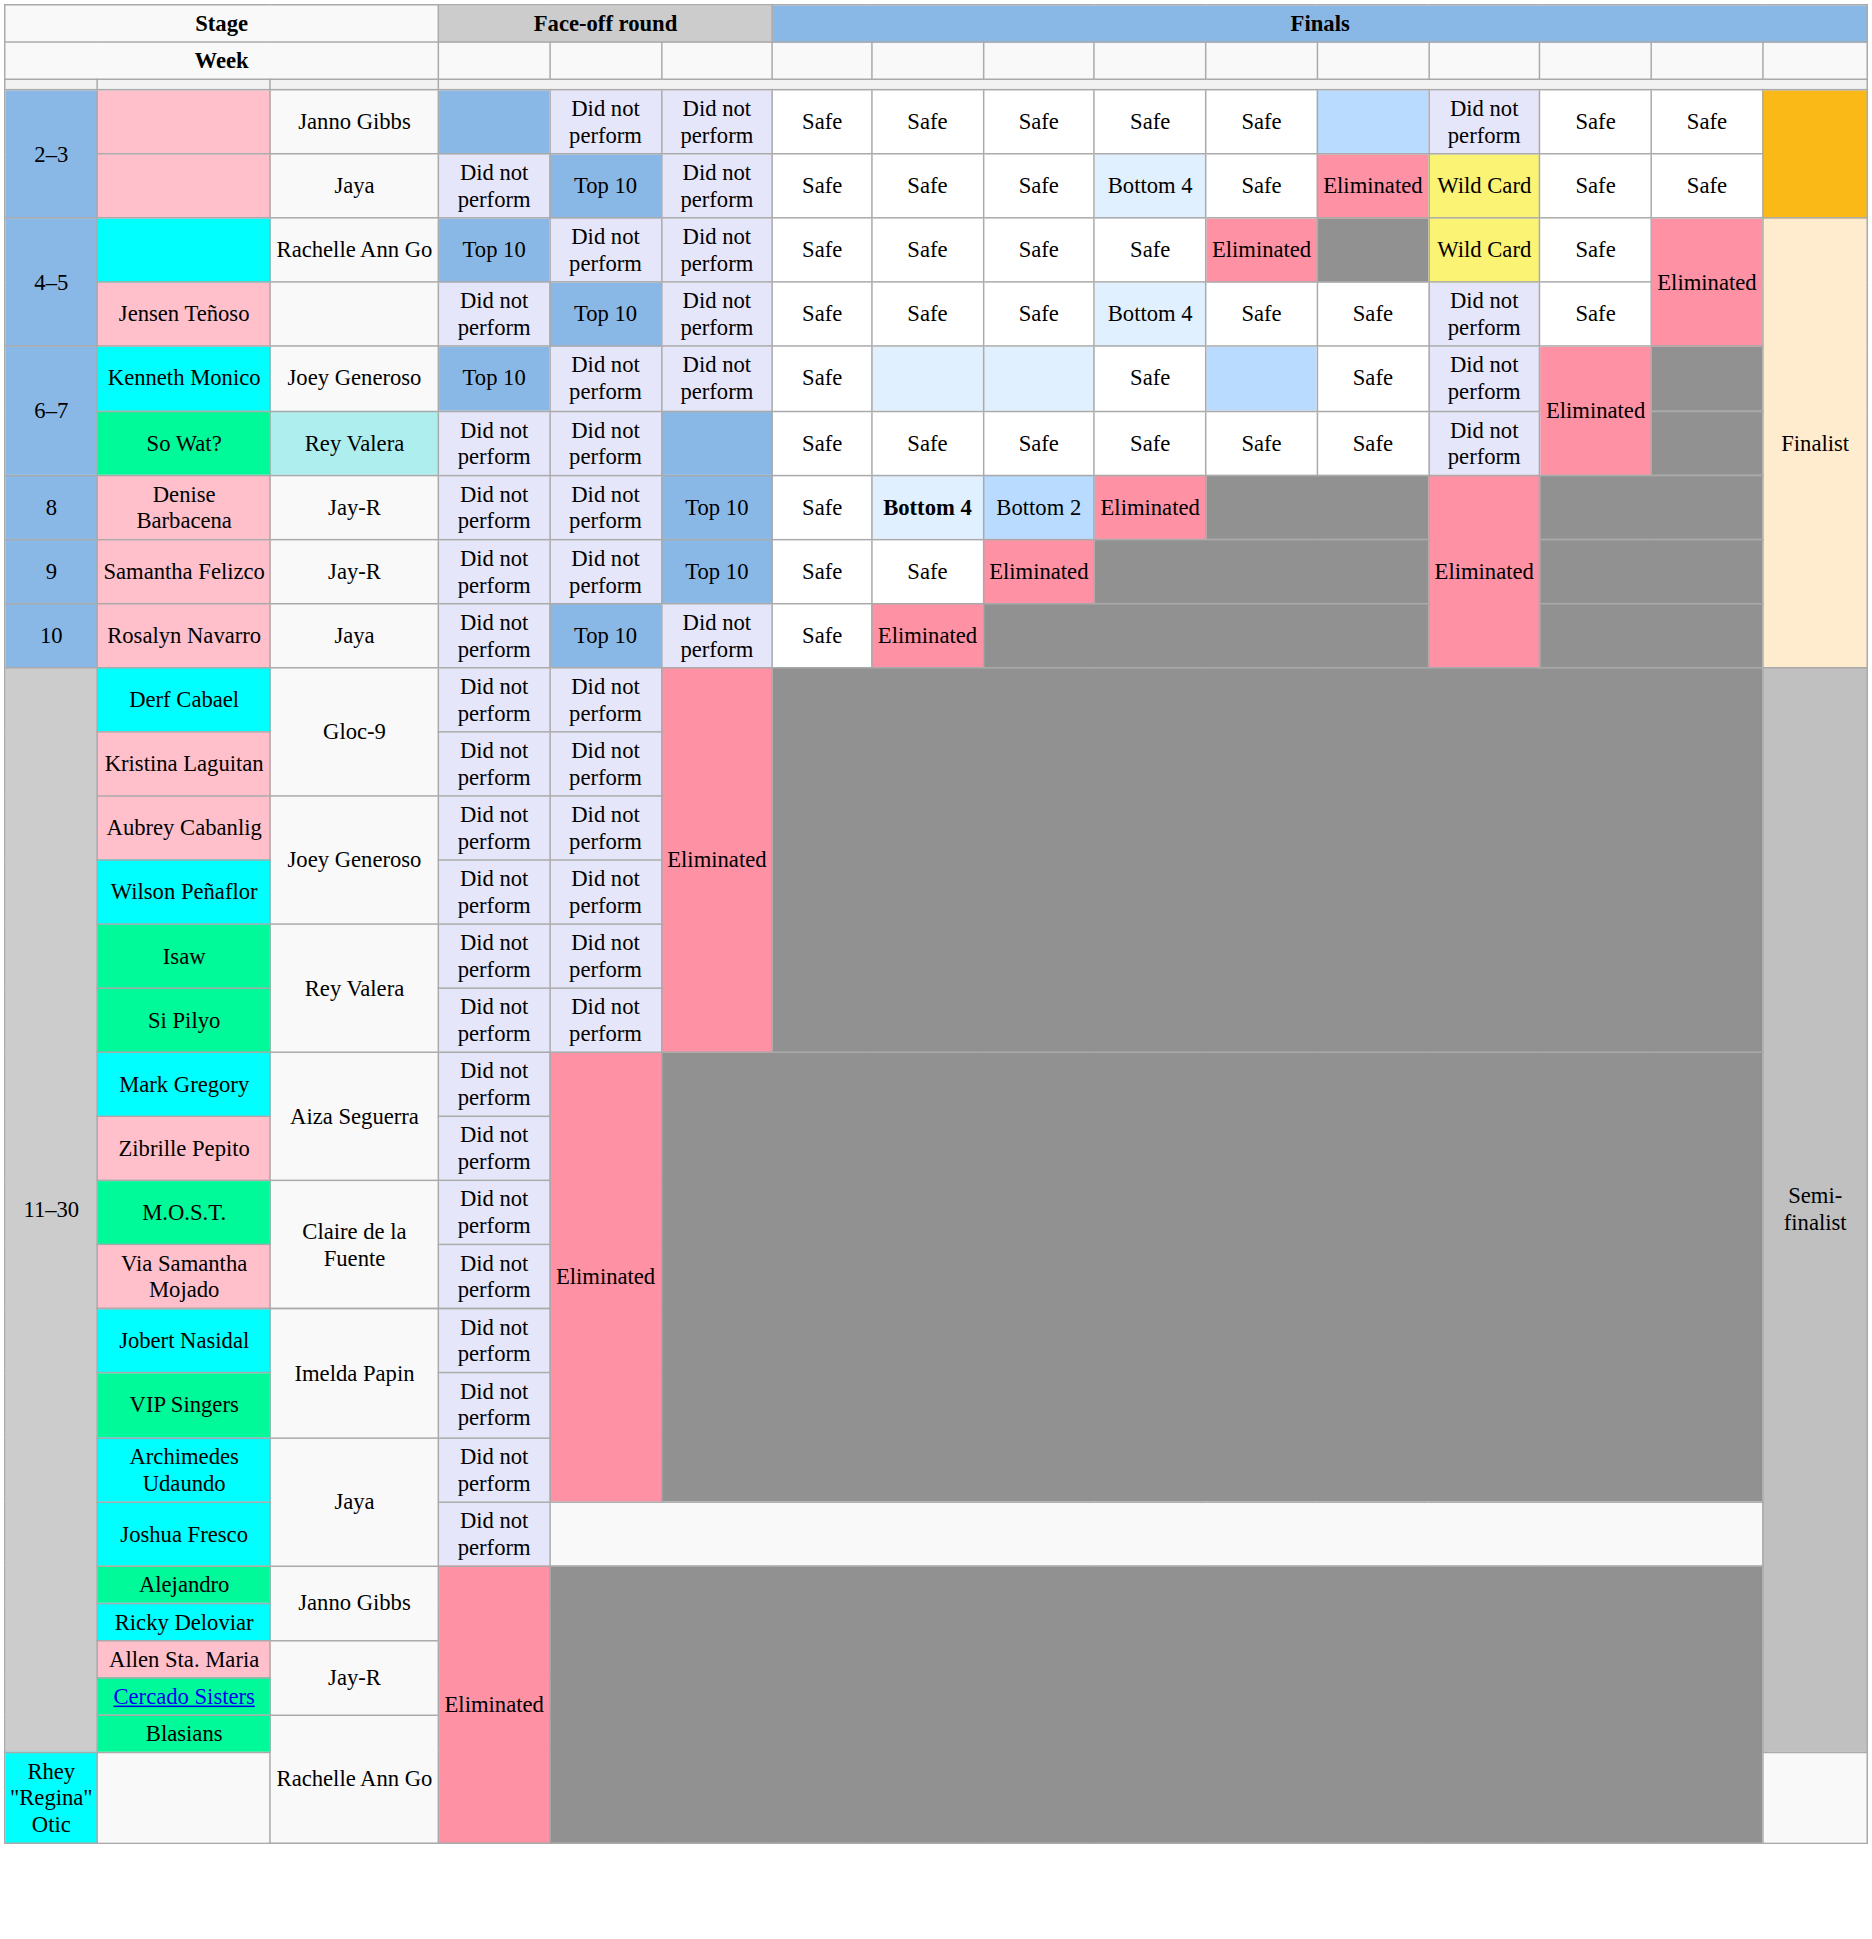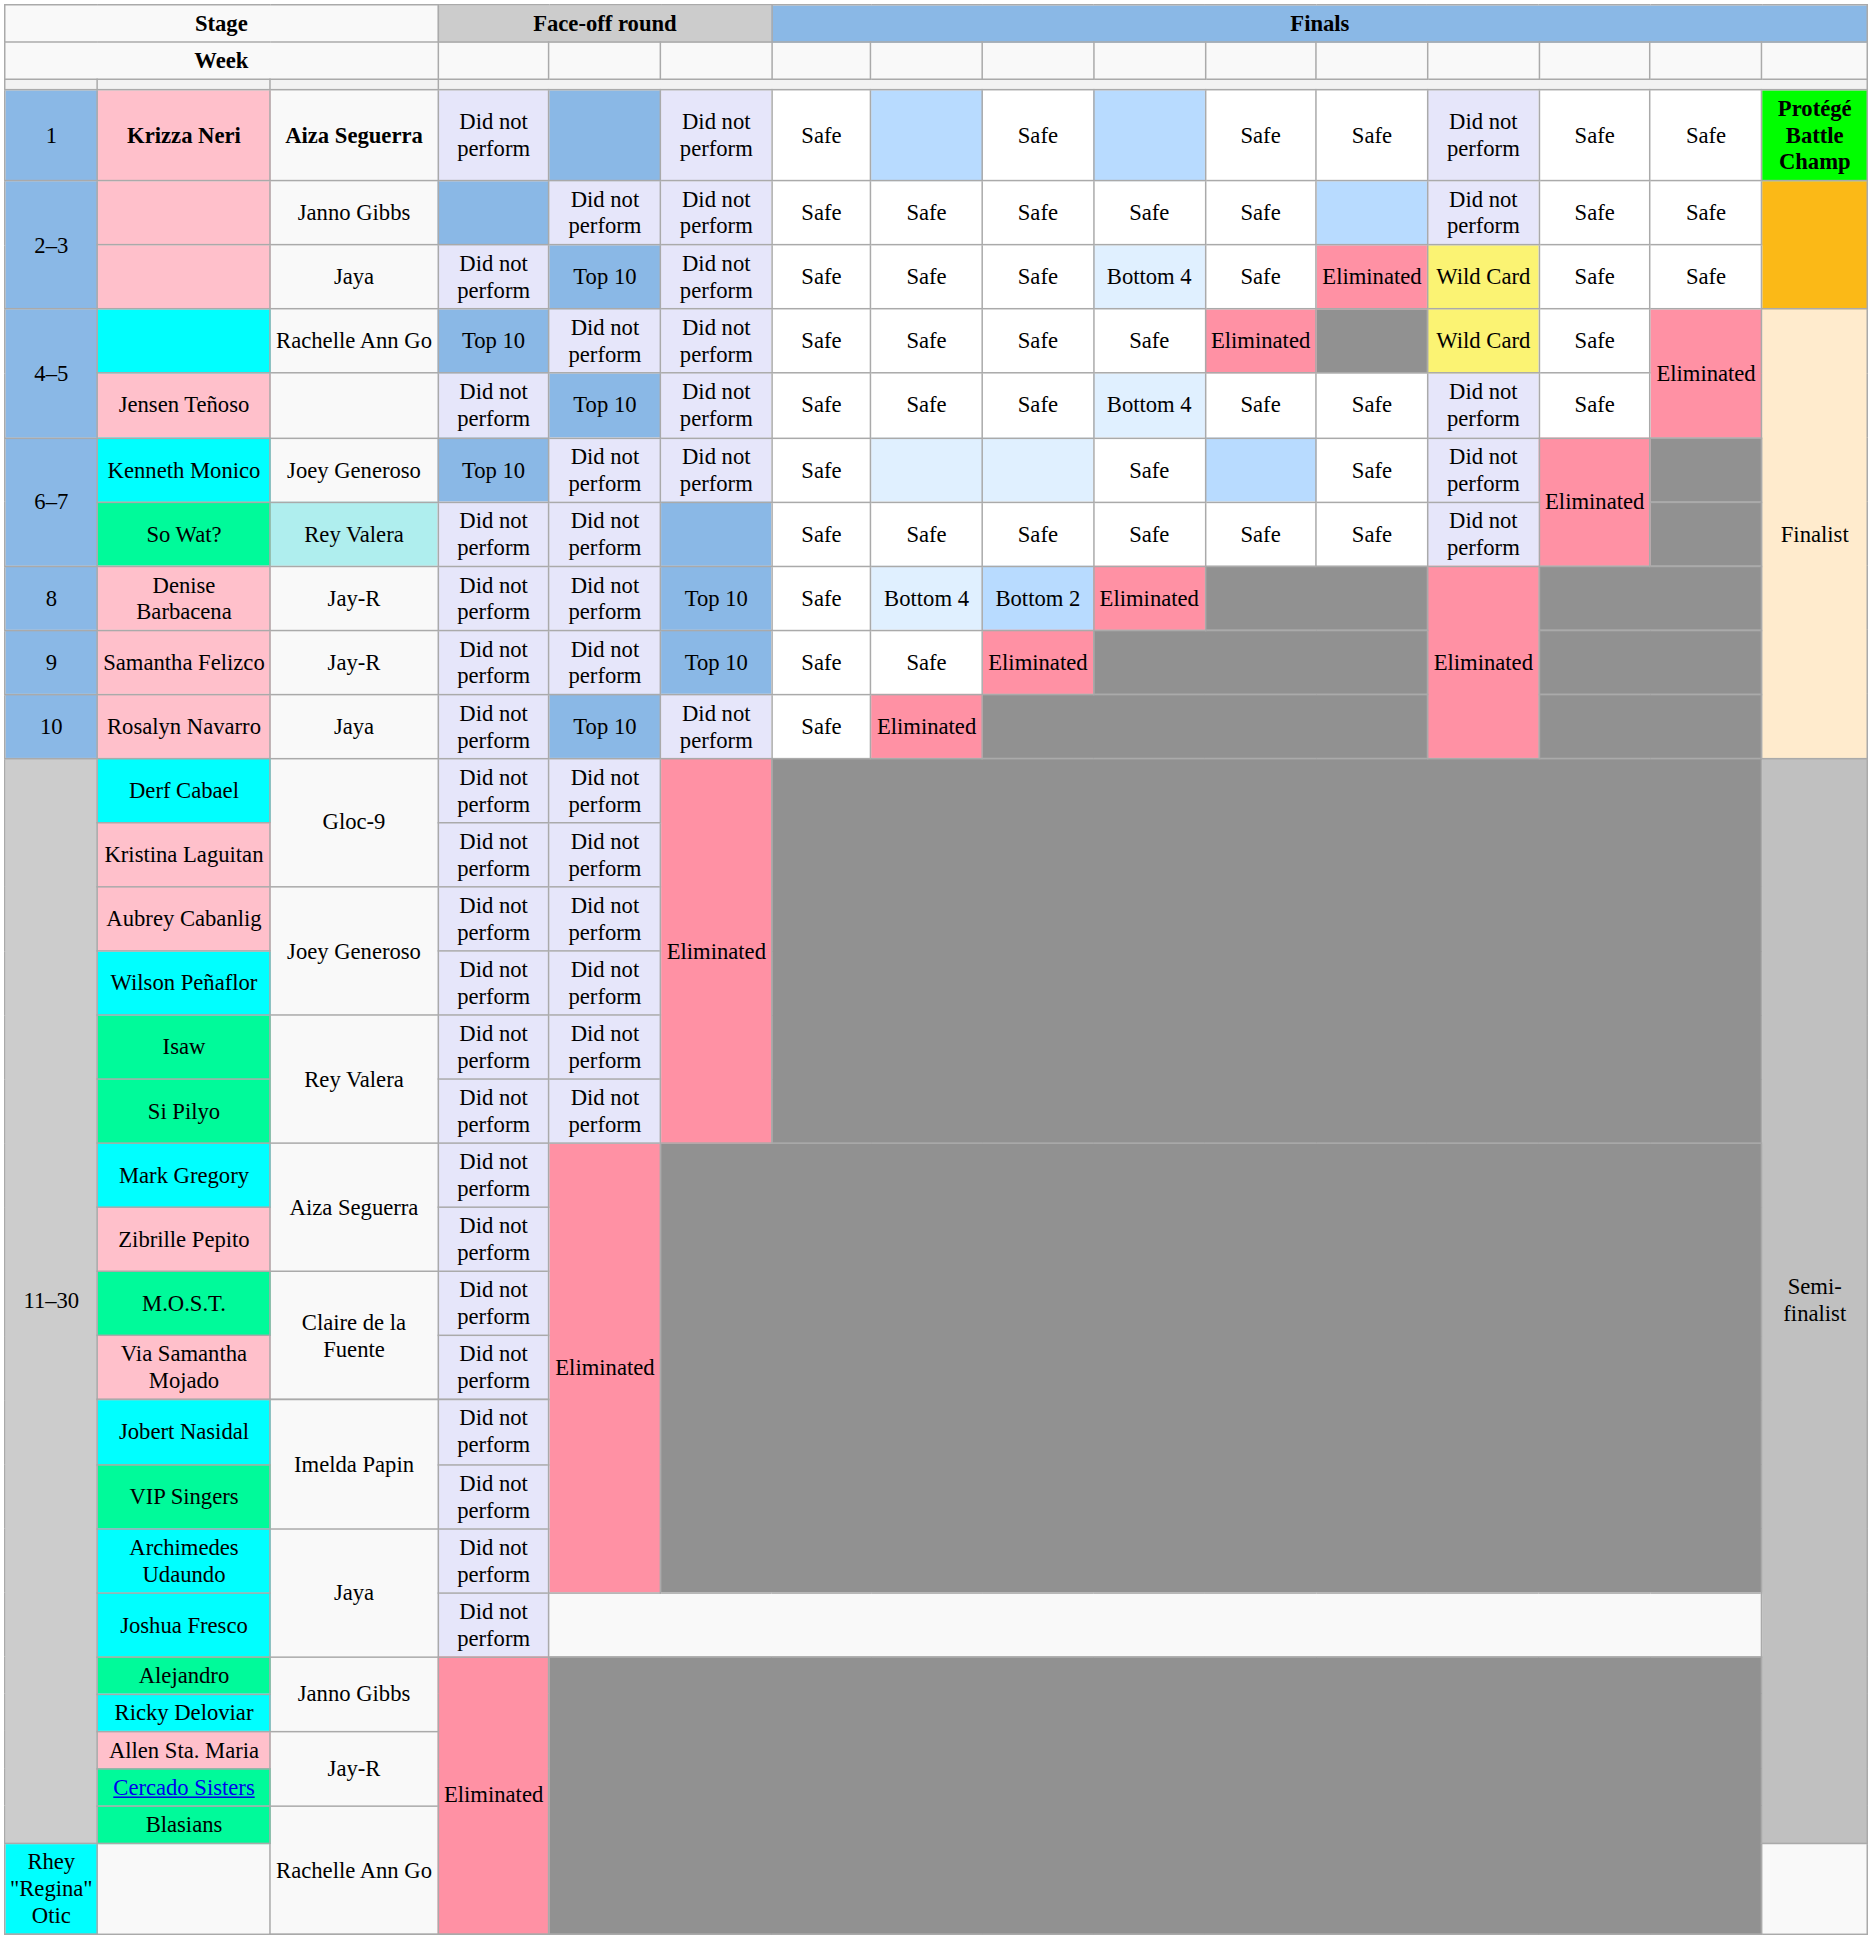+ row: (184, 135)
(927, 506) bold -> (927, 597) normal
